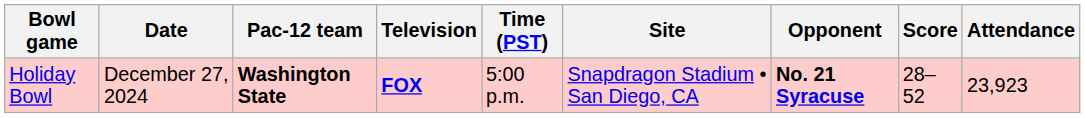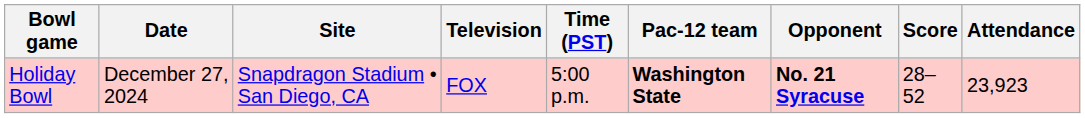columns swapped: (667, 31) <-> (305, 31)
(402, 85) bold -> (467, 85) normal
